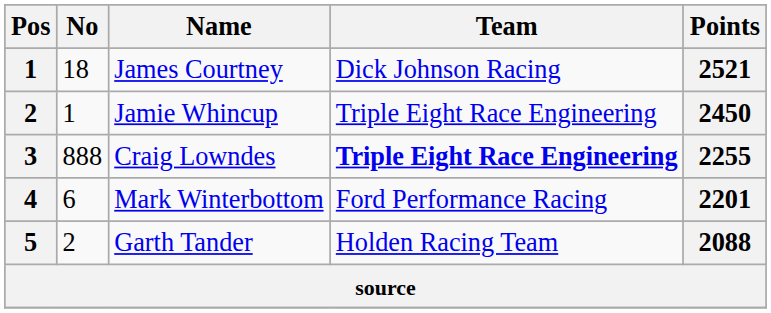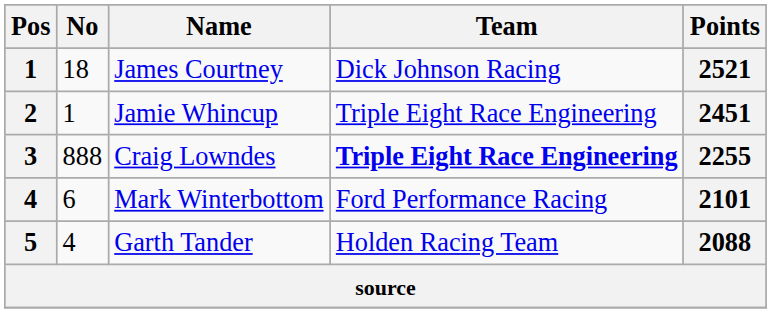(725, 113) 2450 -> (725, 113) 2451
(725, 199) 2201 -> (725, 199) 2101
(69, 243) 2 -> (69, 243) 4
